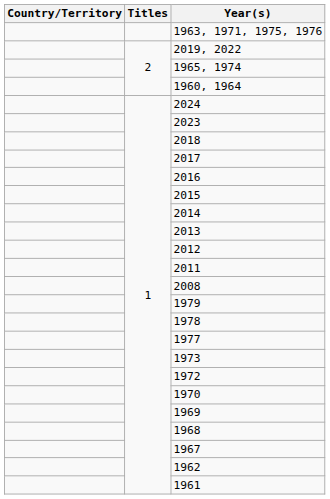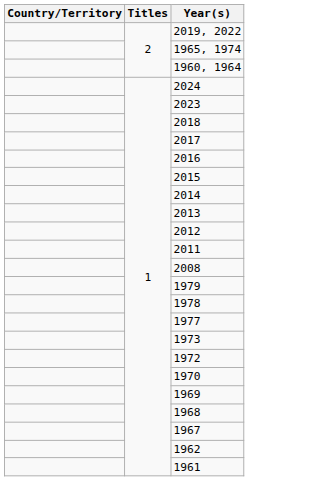- row: (248, 32)
